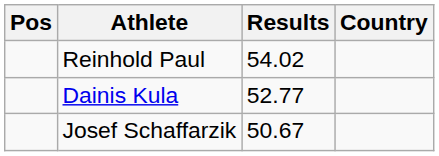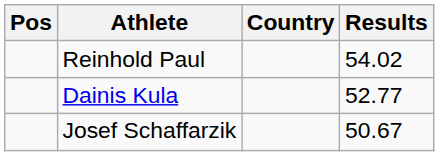columns swapped: (384, 22) <-> (288, 22)
